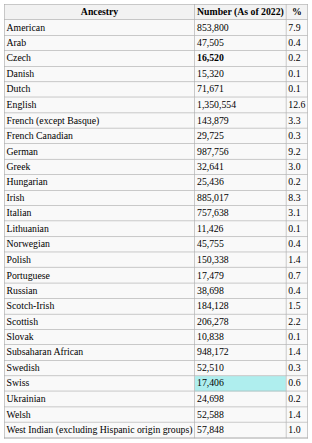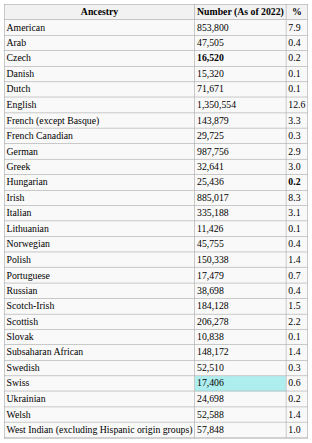(294, 151) 9.2 -> (294, 151) 2.9
(294, 182) normal -> (294, 182) bold
(213, 213) 757,638 -> (213, 213) 335,188
(213, 352) 948,172 -> (213, 352) 148,172
